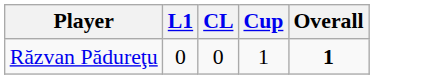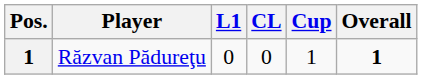+ column: (29, 21)
